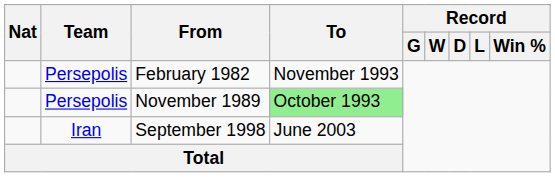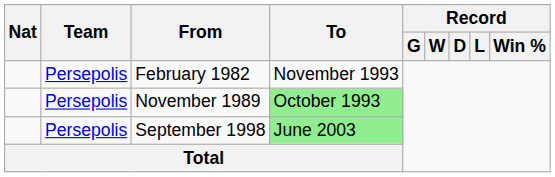(86, 130) Iran -> (86, 130) Persepolis
(315, 130) no background -> (315, 130) lightgreen background
